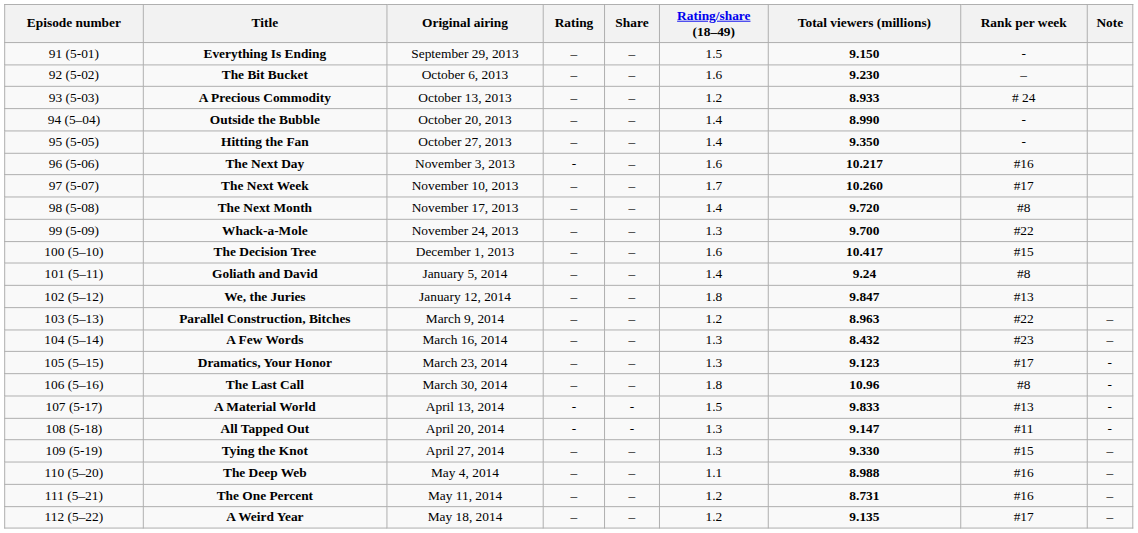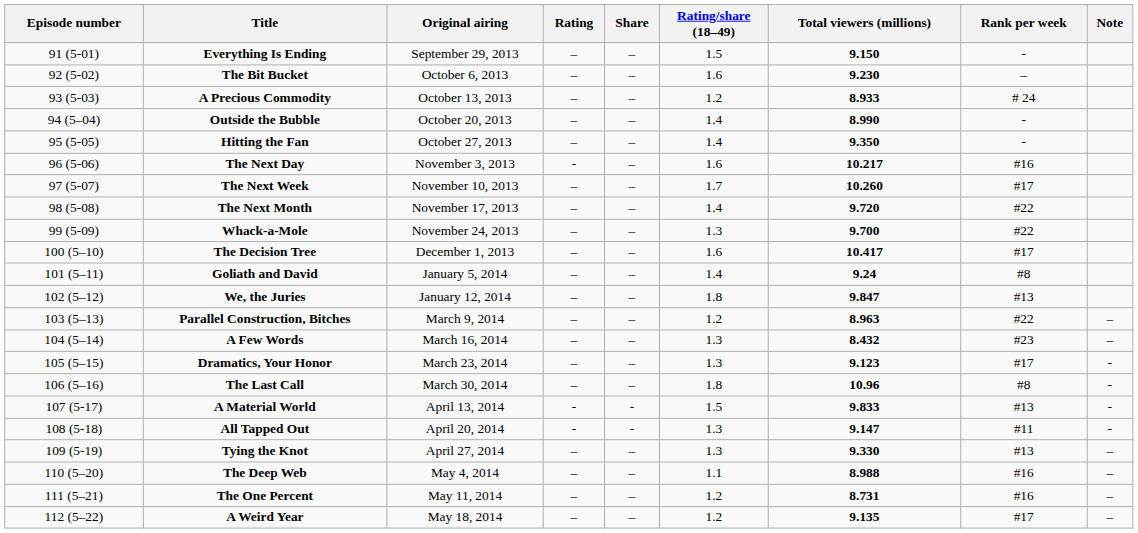(1024, 208) #8 -> (1024, 208) #22
(1024, 252) #15 -> (1024, 252) #17
(1024, 451) #15 -> (1024, 451) #13
